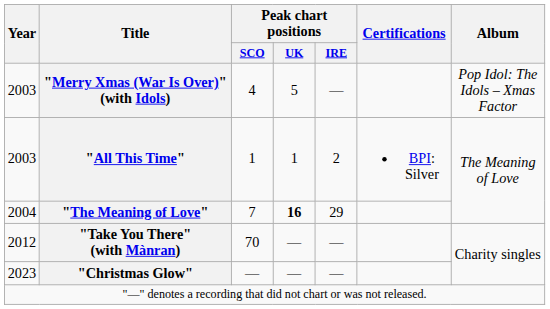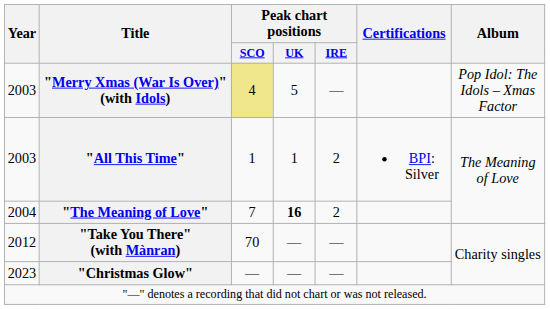(252, 90) no background -> (252, 90) khaki background
(336, 212) 29 -> (336, 212) 2
